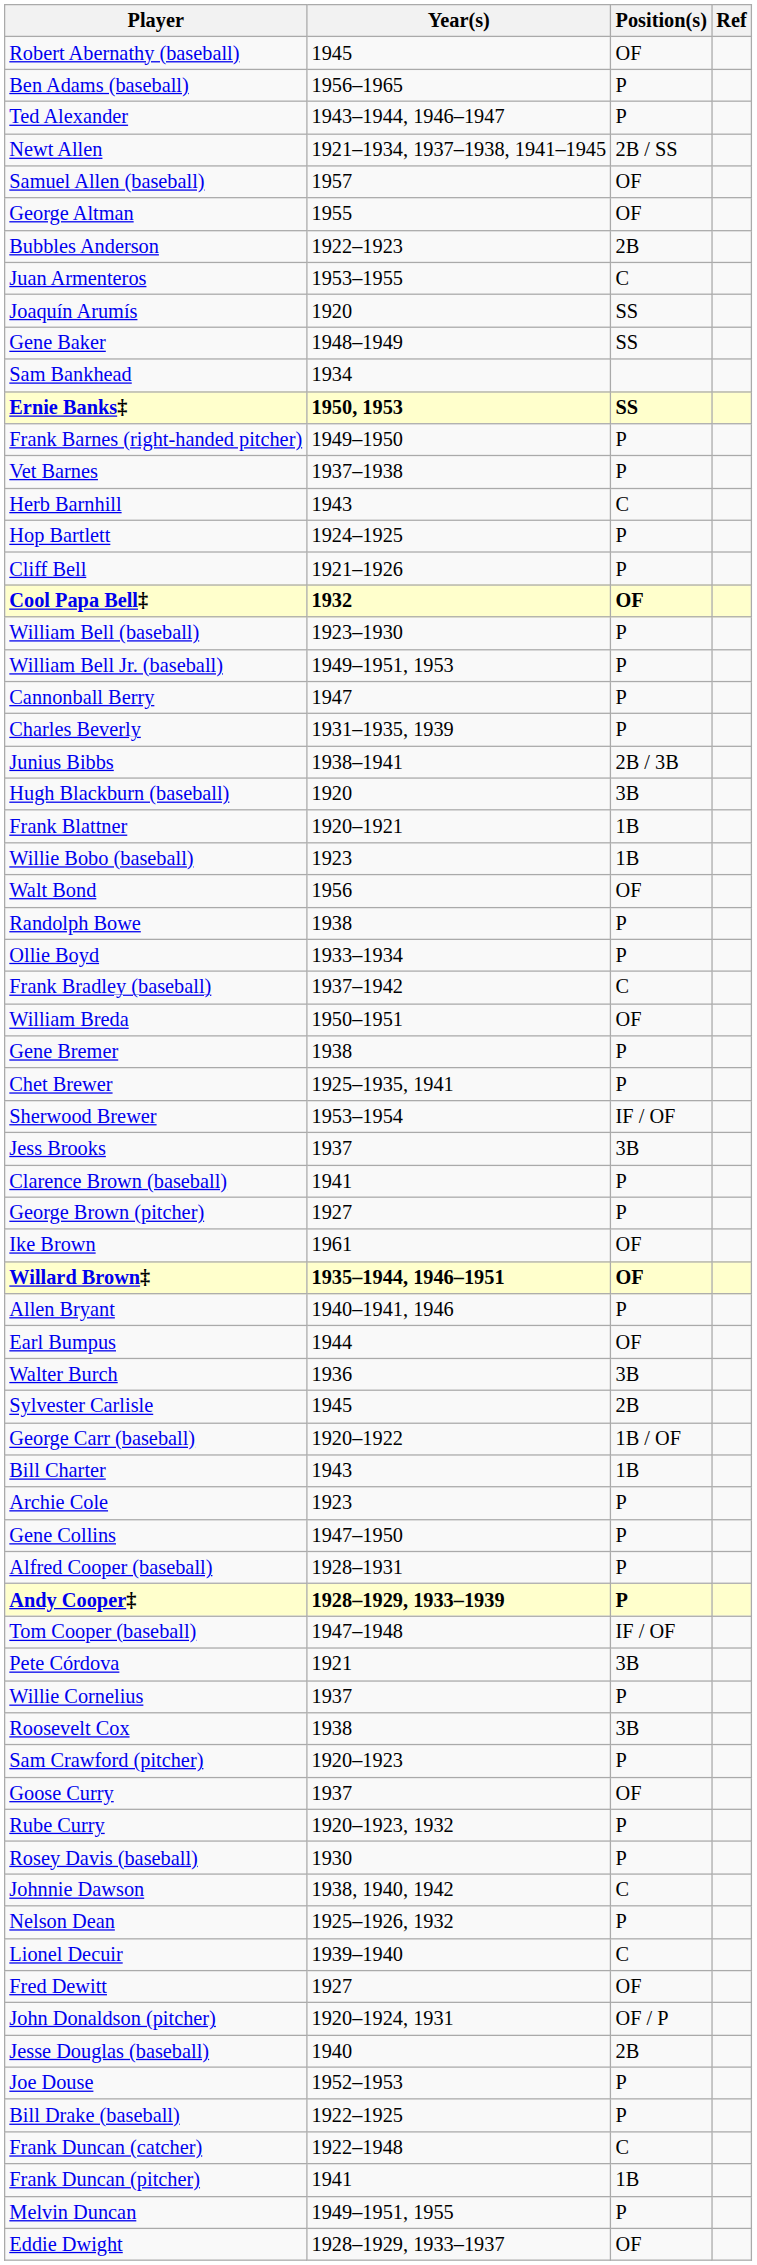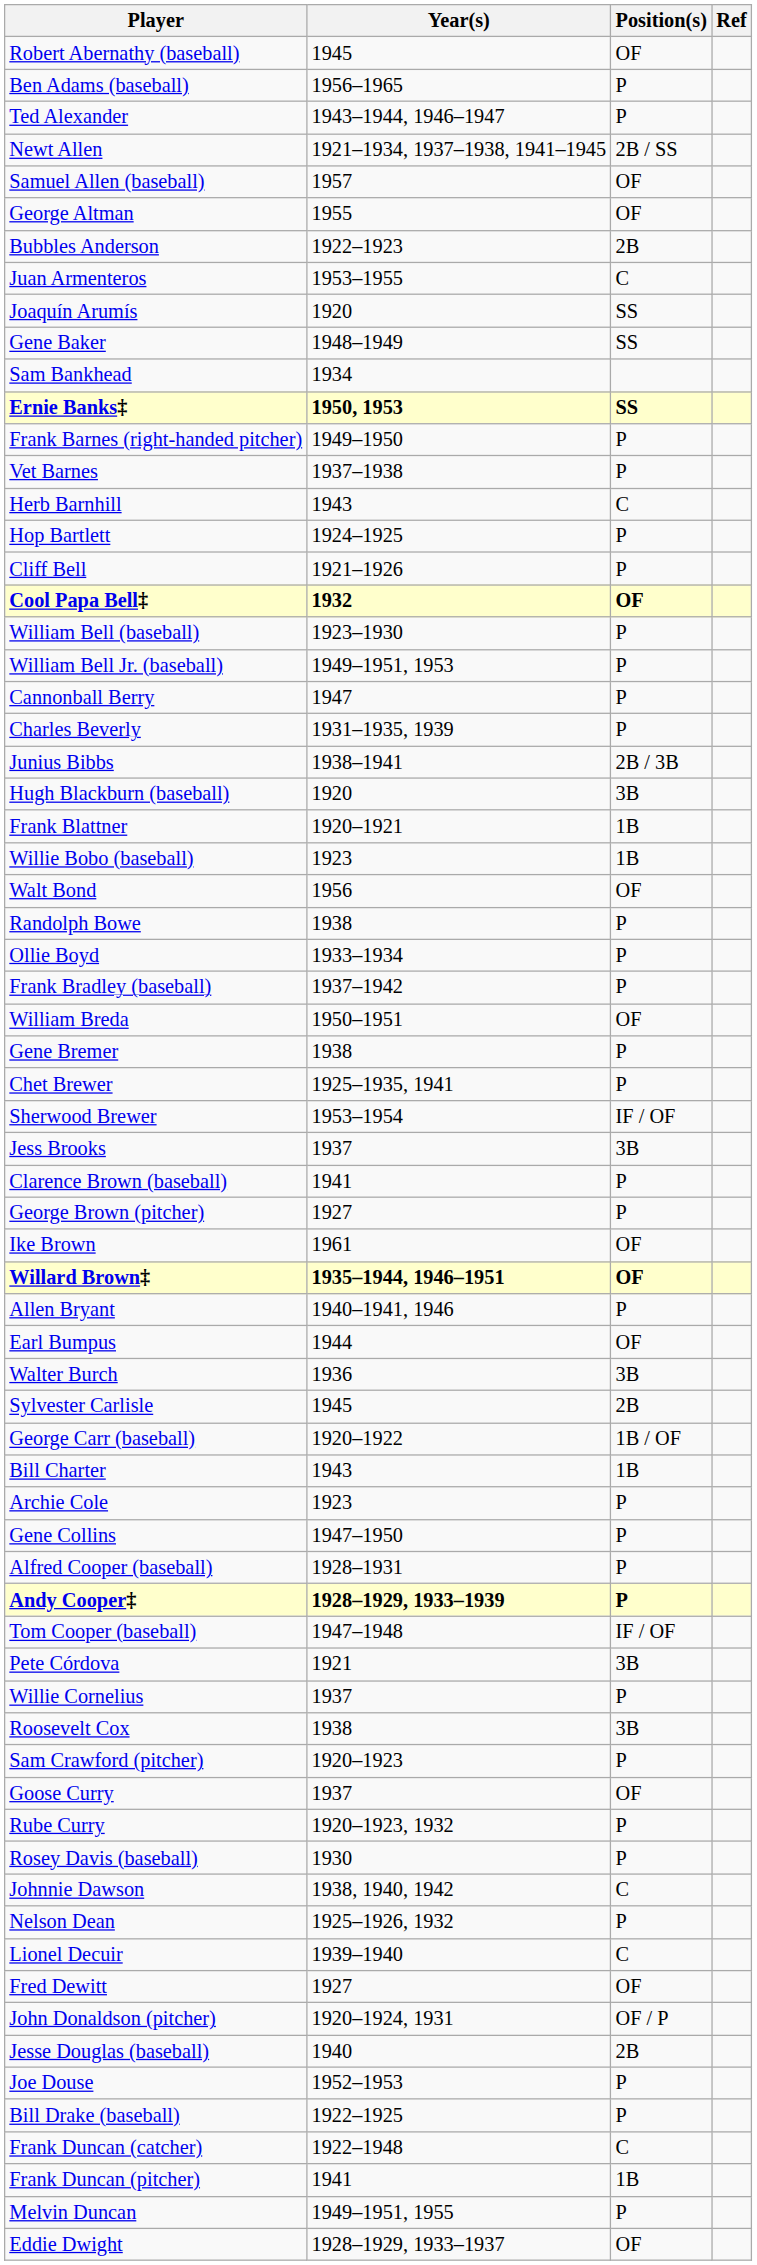(622, 987) C -> (621, 987) P
